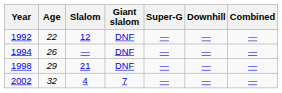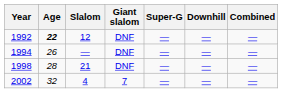(52, 37) normal -> (52, 37) bold
(52, 66) 29 -> (52, 66) 28
